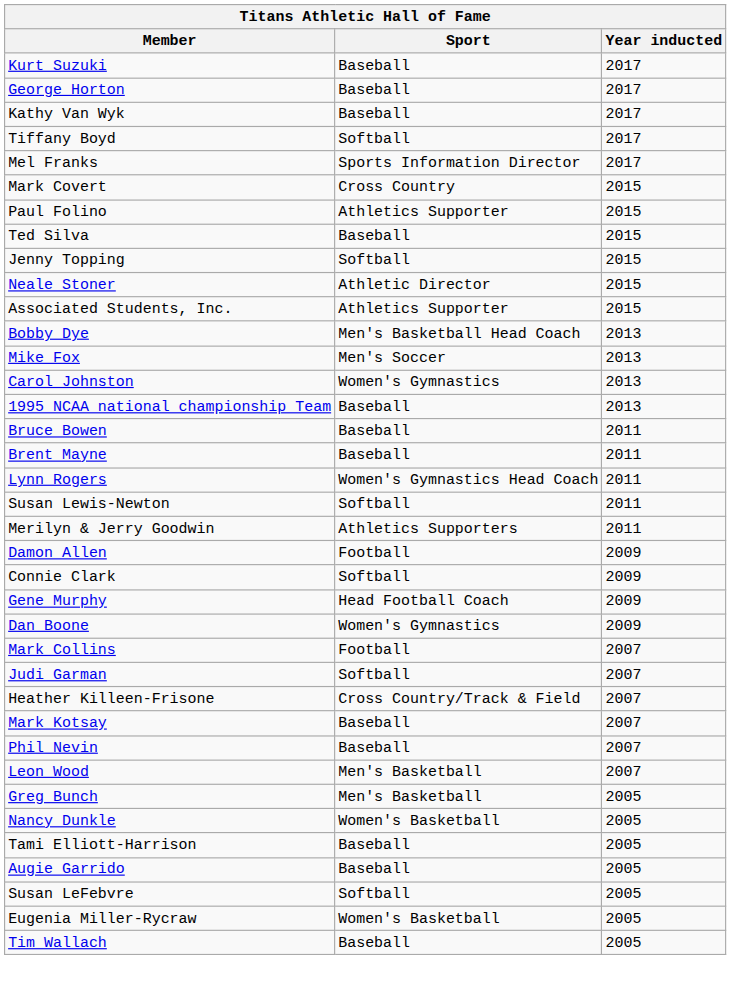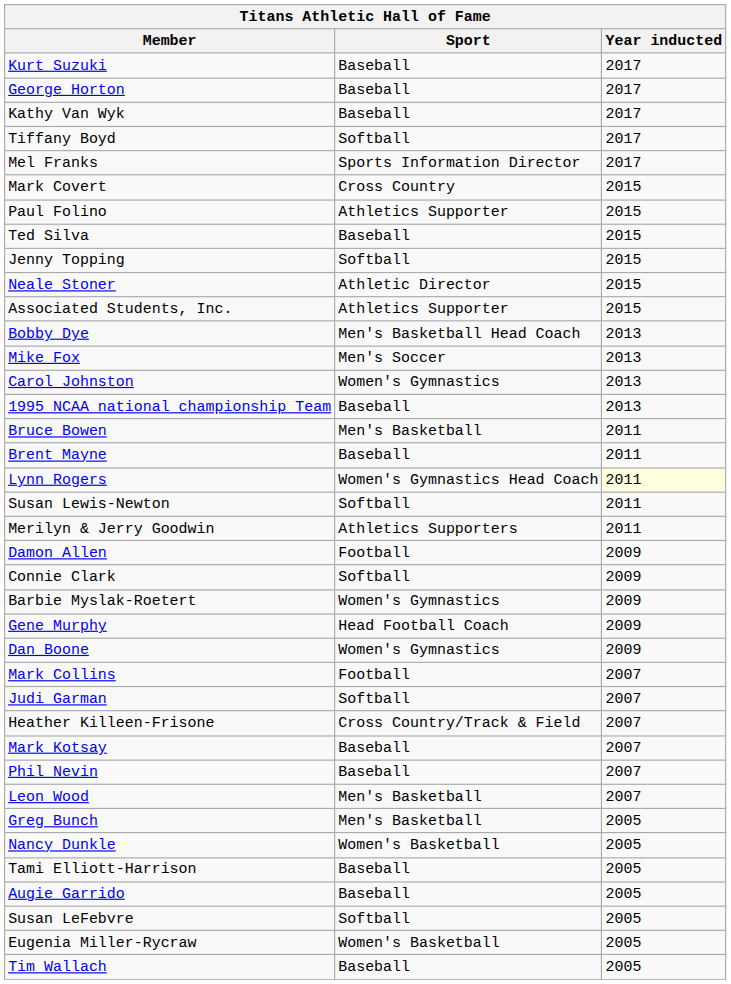(374, 431) Baseball -> (410, 431) Men's Basketball
(623, 480) no background -> (623, 480) lightyellow background
+ row: (102, 602)
